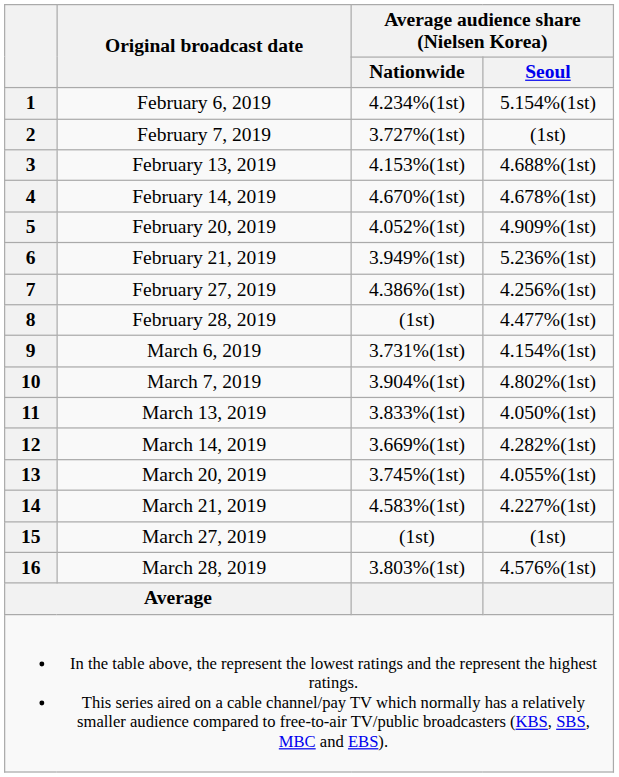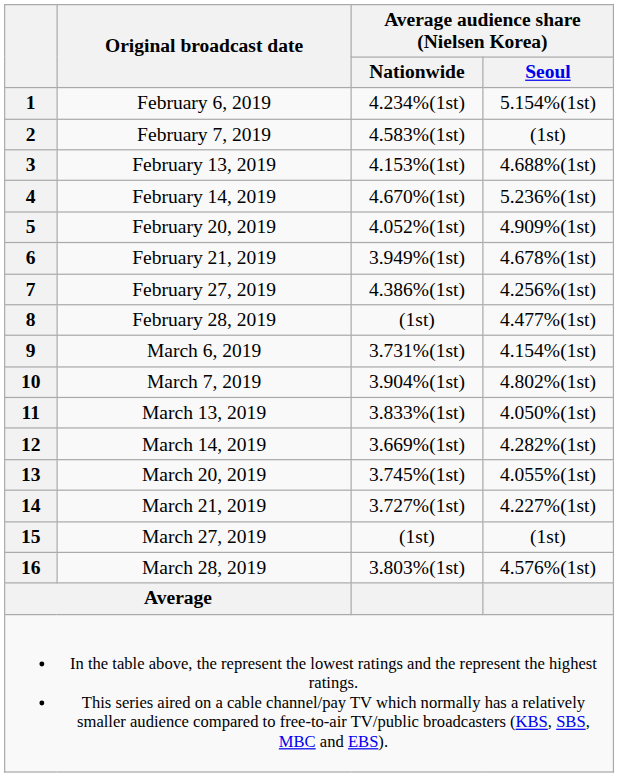(417, 134) 3.727%(1st) -> (417, 134) 4.583%(1st)
(548, 196) 4.678%(1st) -> (548, 196) 5.236%(1st)
(548, 258) 5.236%(1st) -> (548, 258) 4.678%(1st)
(417, 505) 4.583%(1st) -> (417, 505) 3.727%(1st)
